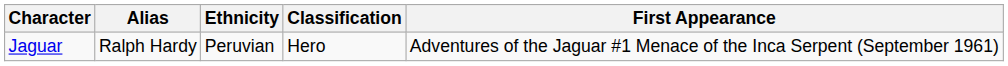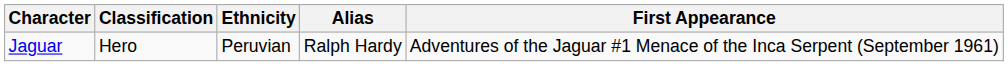columns swapped: (148, 18) <-> (344, 18)
